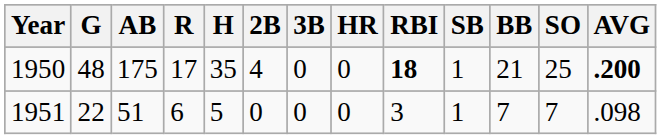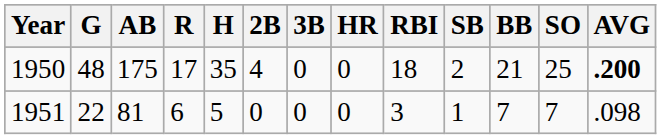(404, 68) bold -> (404, 68) normal
(458, 68) 1 -> (458, 68) 2
(131, 111) 51 -> (131, 111) 81
